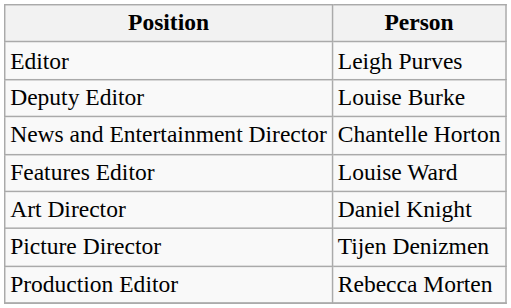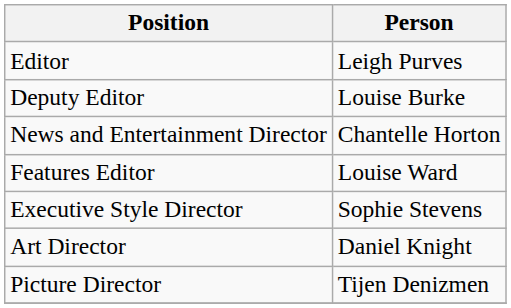+ row: (126, 209)
- row: (94, 284)
